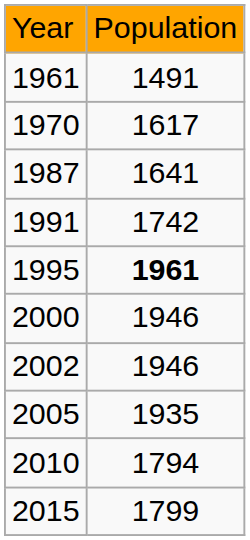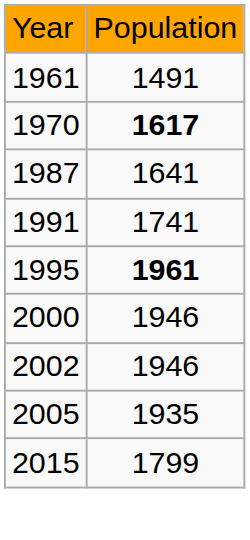(165, 125) normal -> (165, 125) bold
(165, 221) 1742 -> (165, 221) 1741
- row: (46, 462)
